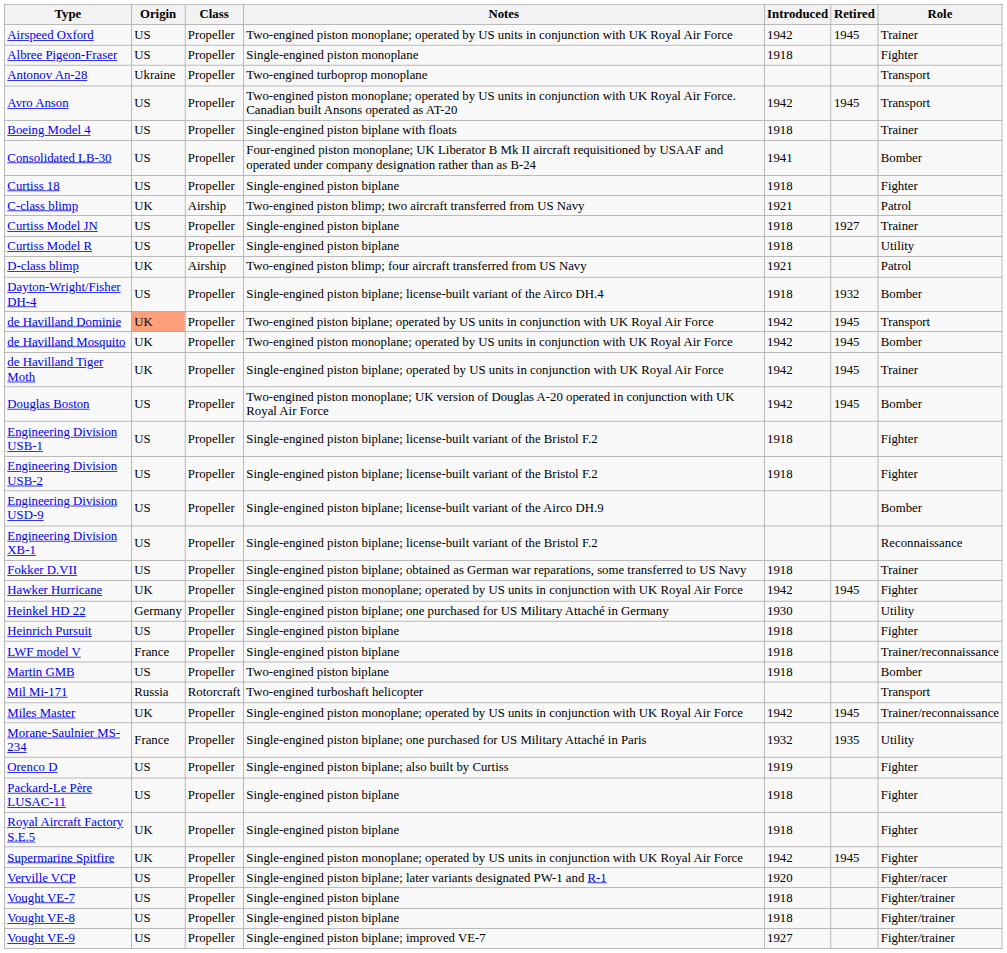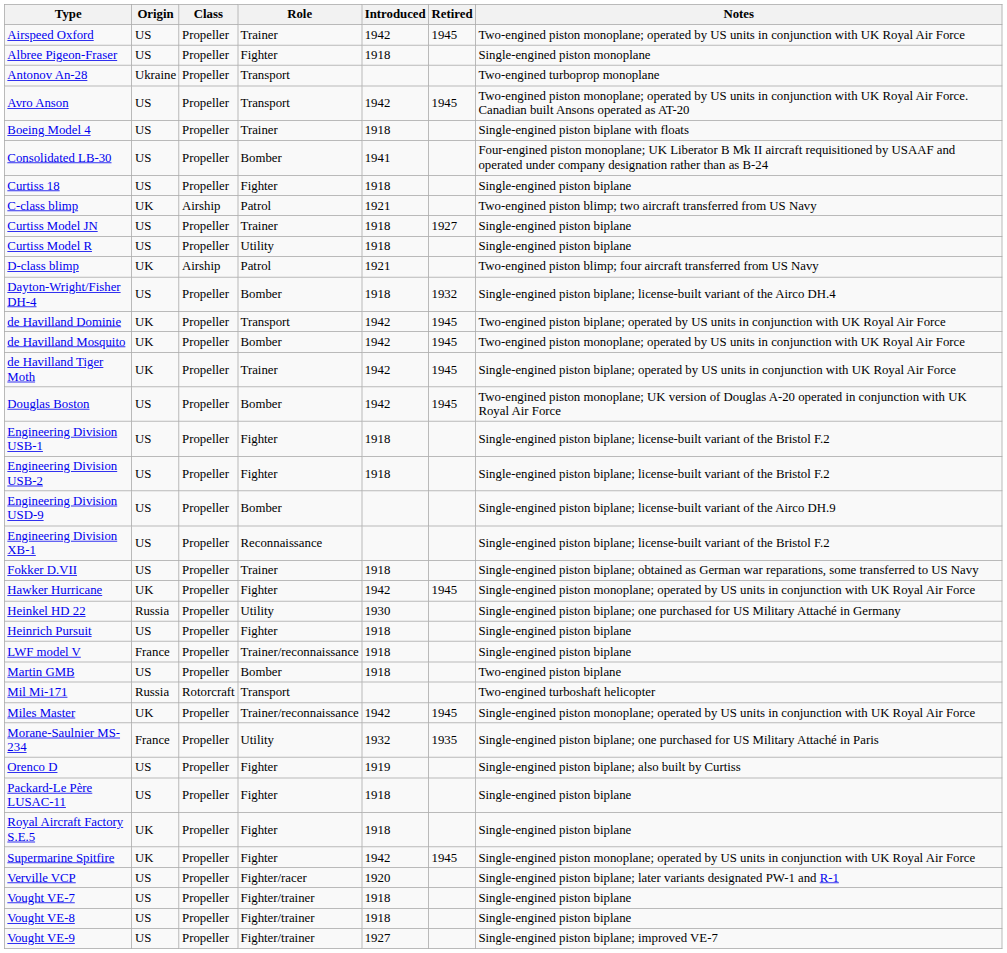columns swapped: (940, 14) <-> (504, 14)
(144, 321) lightsalmon background -> (144, 321) no background
(158, 611) Germany -> (152, 611) Russia
